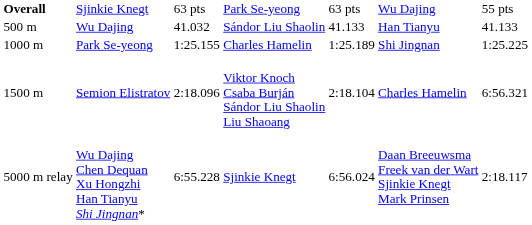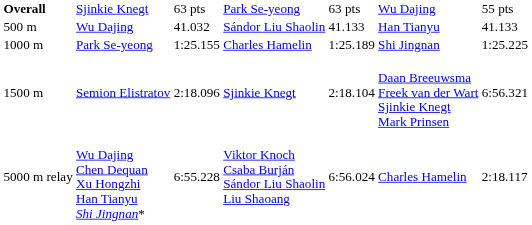(274, 99) Viktor Knoch Csaba Burján Sándor Liu Shaolin Liu Shaoang -> (259, 92) Sjinkie Knegt
(422, 92) Charles Hamelin -> (428, 99) Daan Breeuwsma Freek van der Wart Sjinkie Knegt Mark Prinsen
(259, 177) Sjinkie Knegt -> (274, 177) Viktor Knoch Csaba Burján Sándor Liu Shaolin Liu Shaoang
(428, 177) Daan Breeuwsma Freek van der Wart Sjinkie Knegt Mark Prinsen -> (422, 177) Charles Hamelin
